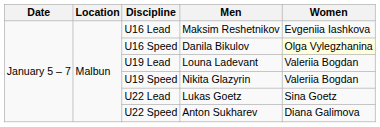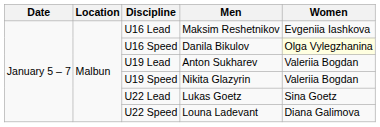(220, 63) Louna Ladevant -> (220, 63) Anton Sukharev
(220, 113) Anton Sukharev -> (220, 113) Louna Ladevant
